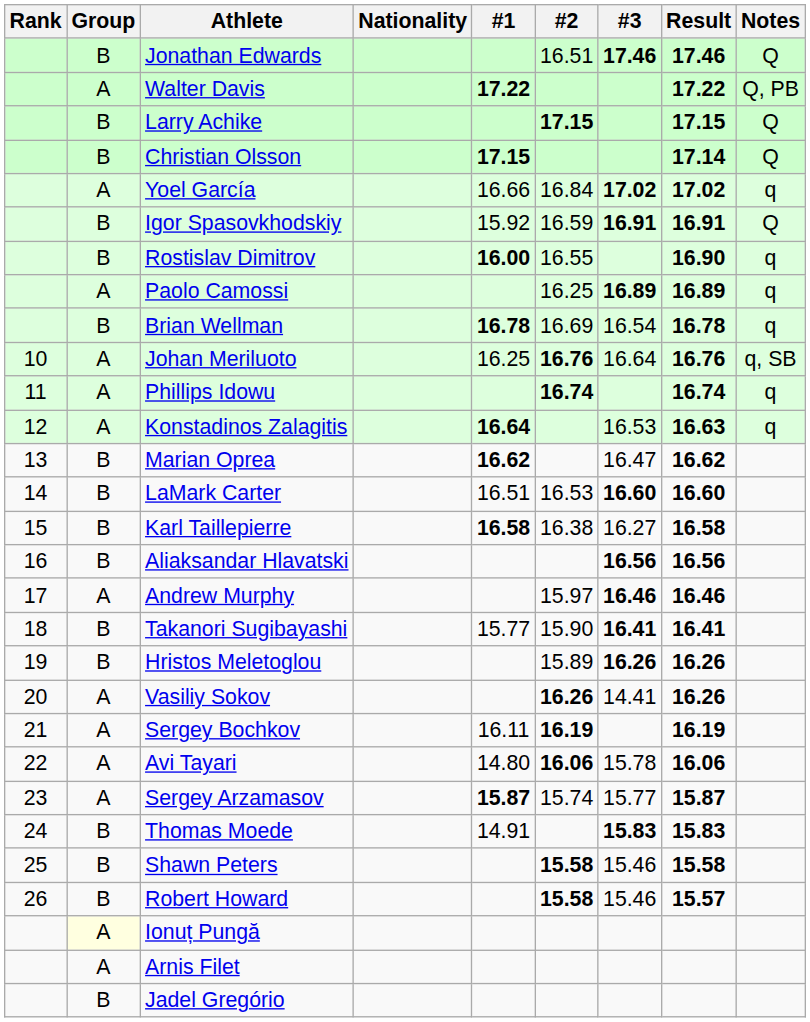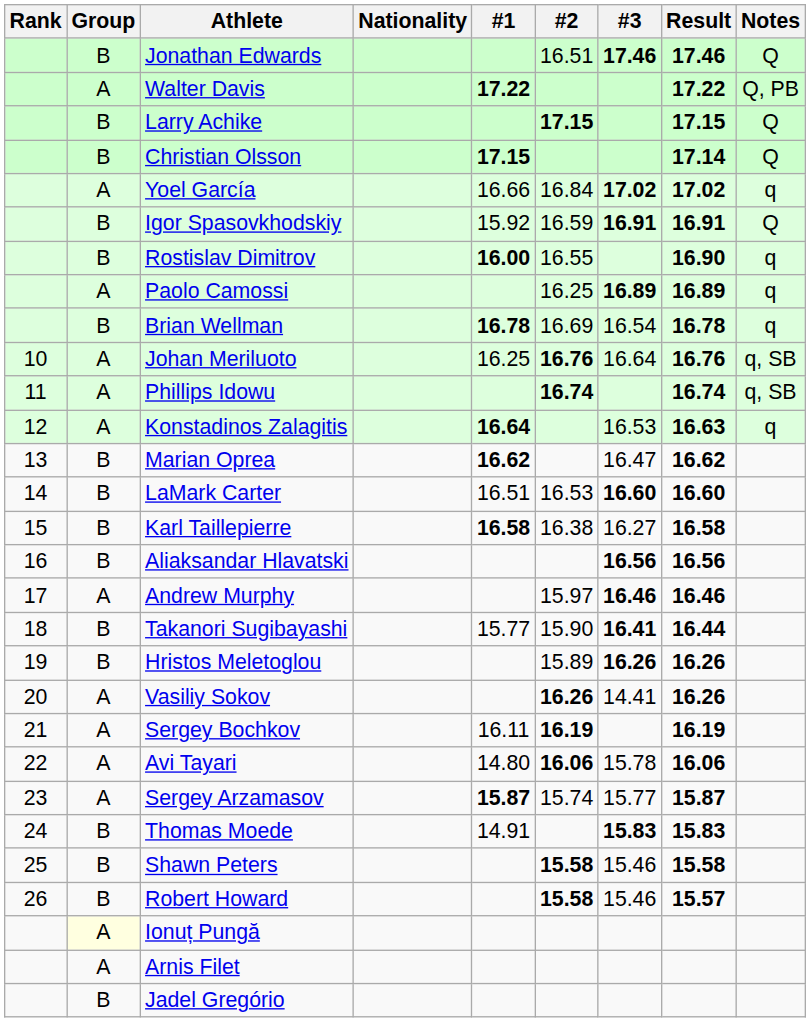(771, 392) q -> (771, 392) q, SB
(699, 628) 16.41 -> (699, 628) 16.44
